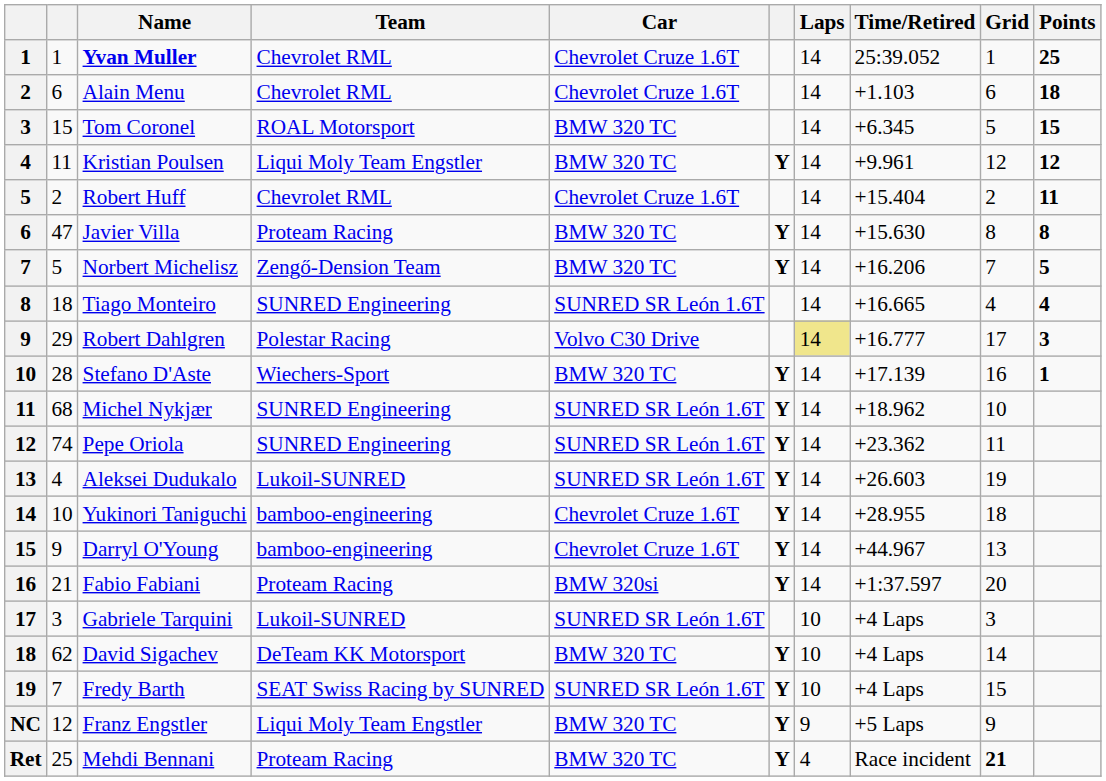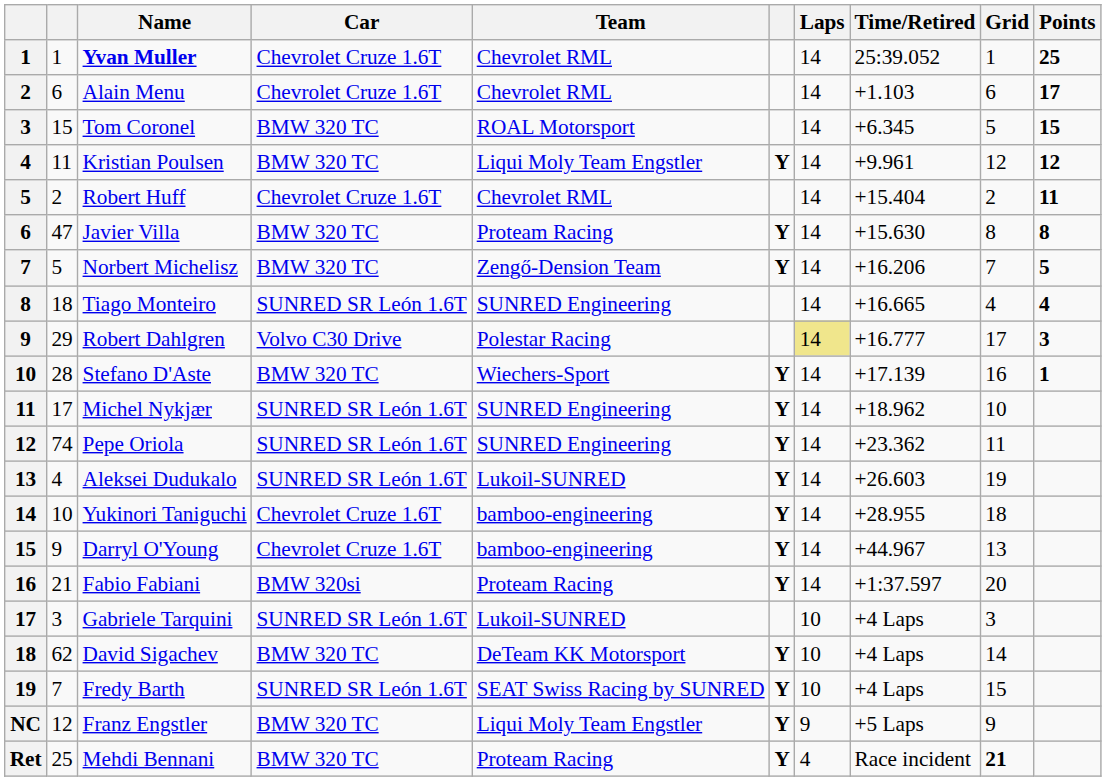columns swapped: (400, 22) <-> (659, 22)
(1050, 92) 18 -> (1050, 92) 17
(62, 408) 68 -> (62, 408) 17
